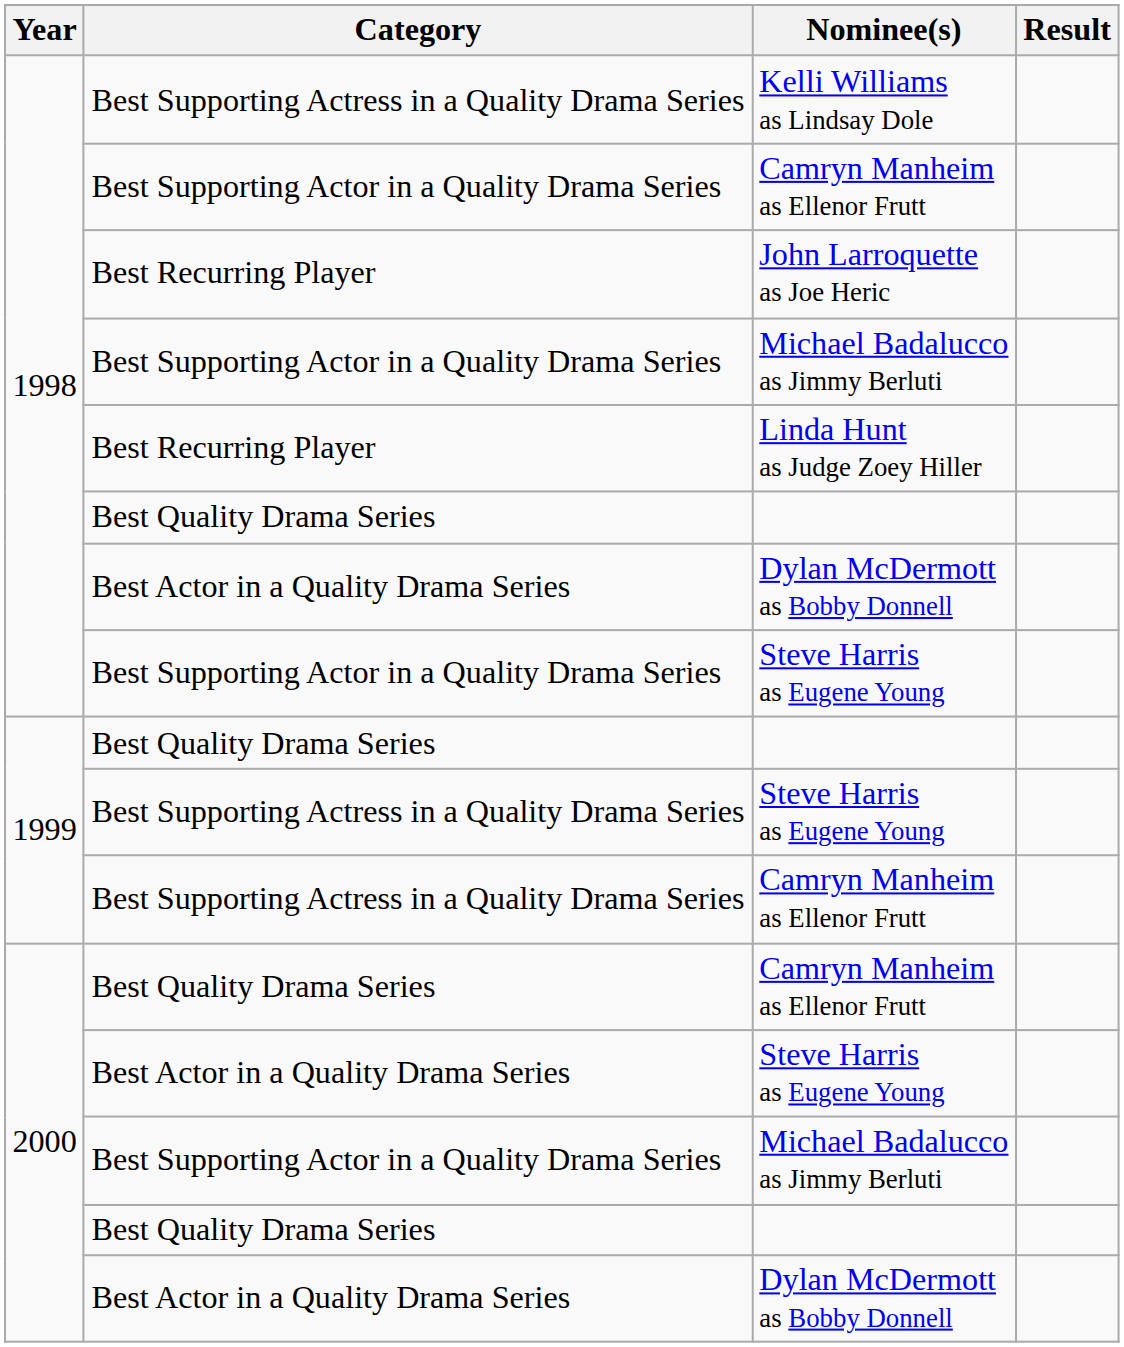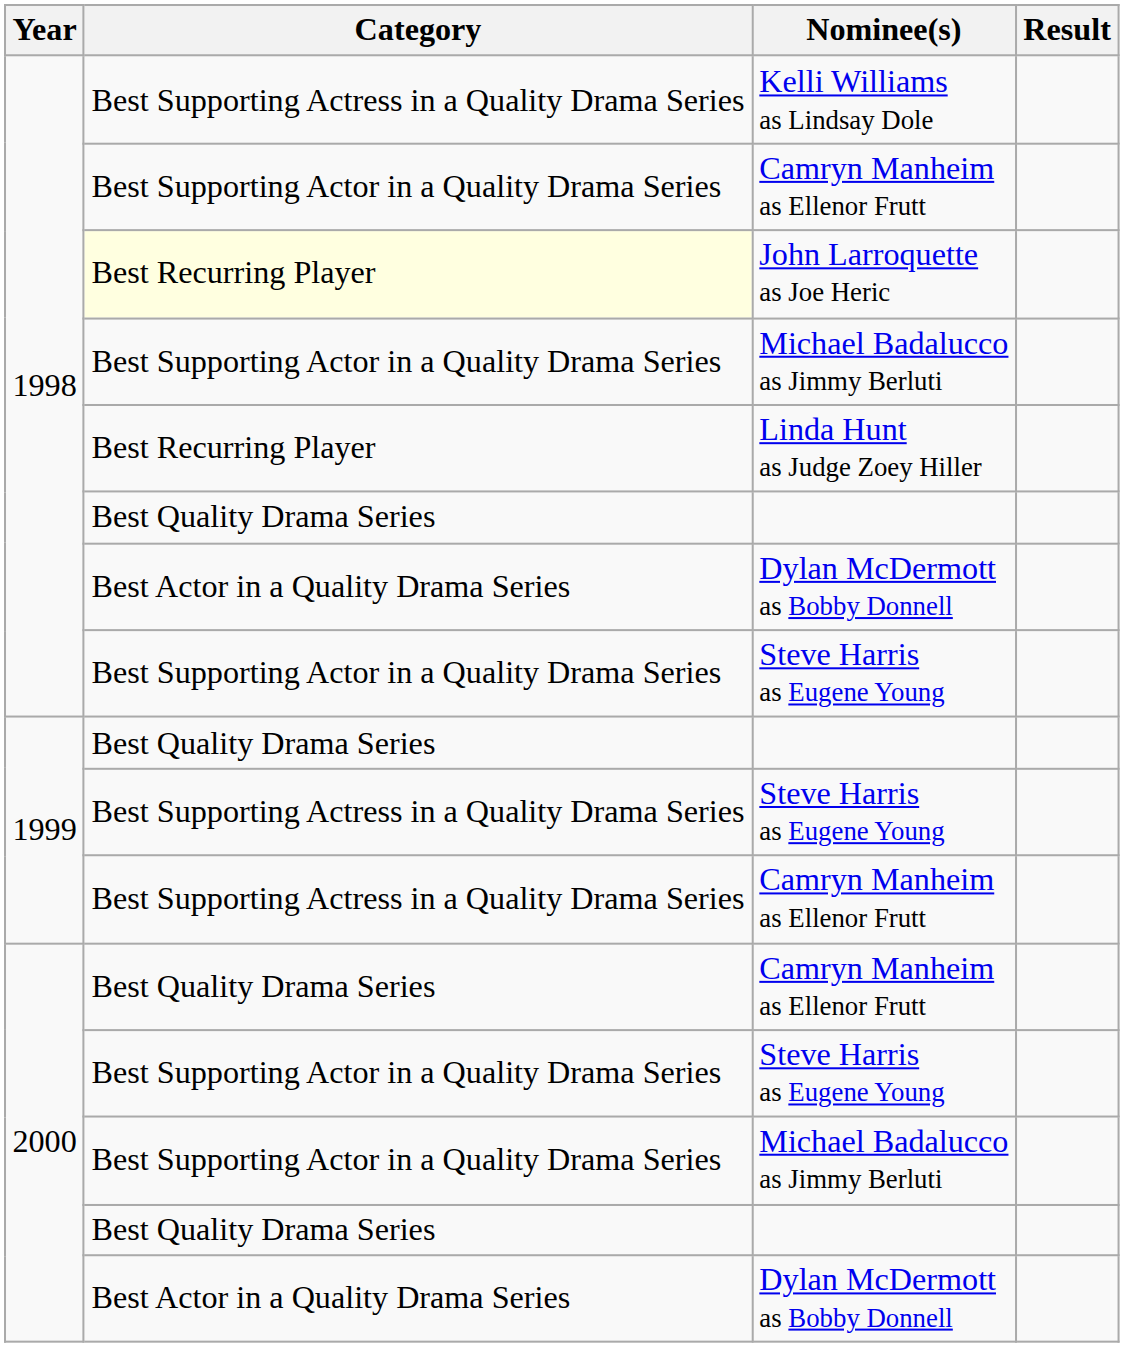(234, 273) no background -> (234, 273) lightyellow background
(331, 1072) Best Actor in a Quality Drama Series -> (406, 1072) Best Supporting Actor in a Quality Drama Series
